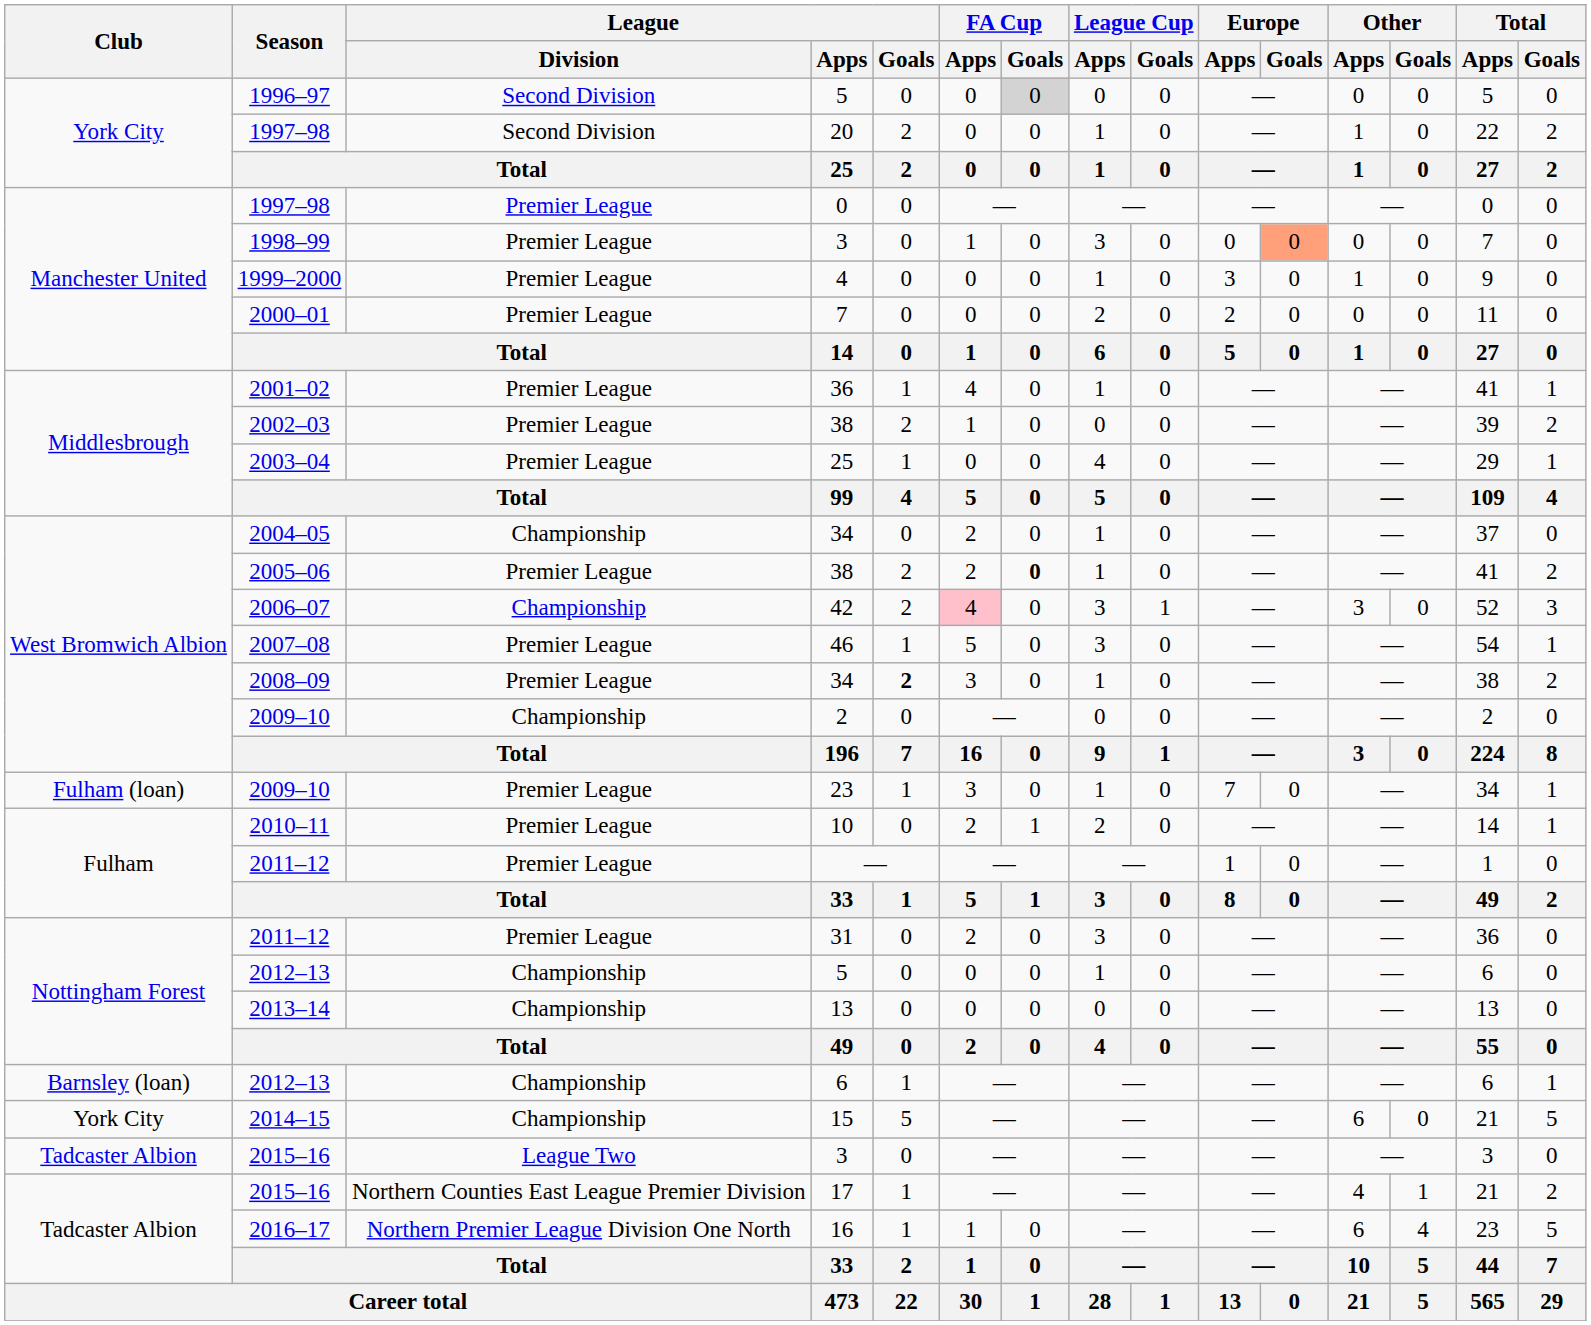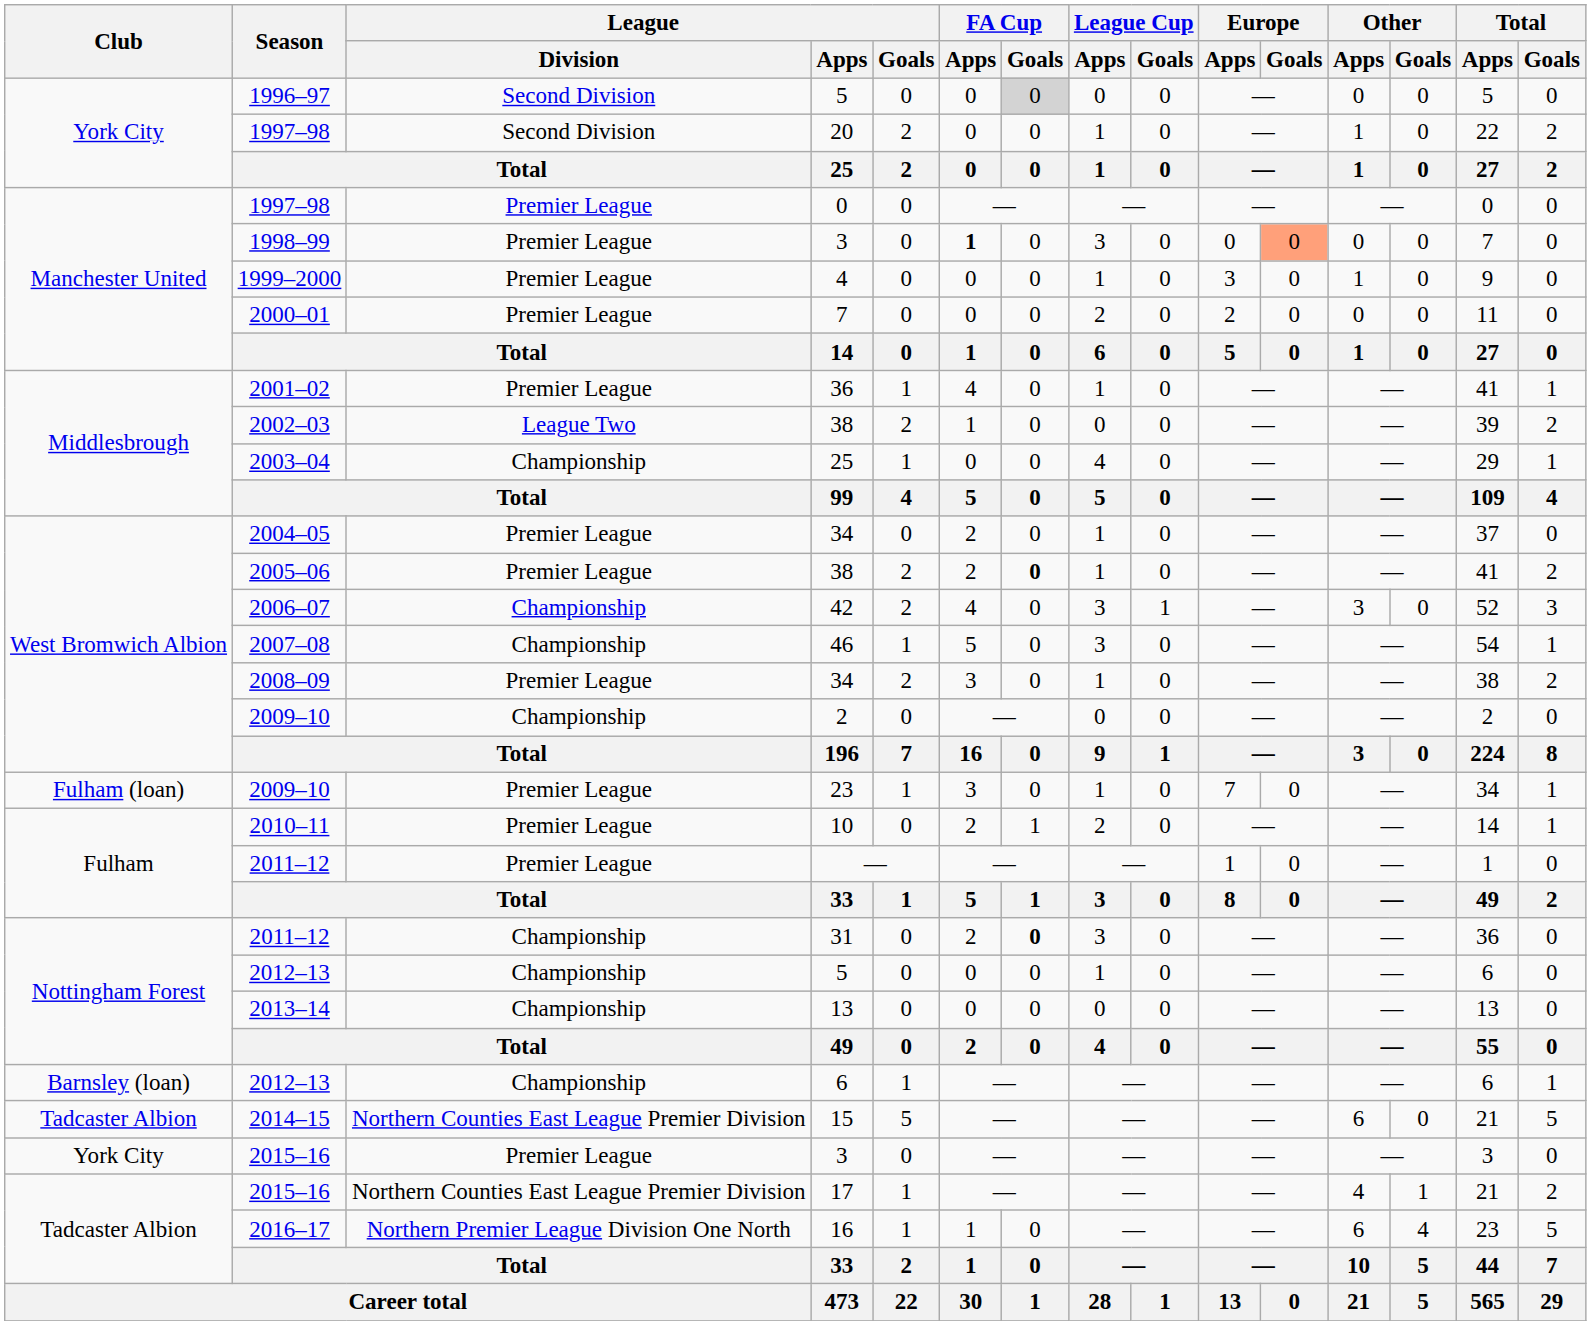(971, 242) normal -> (971, 242) bold
(579, 424) Premier League -> (579, 424) League Two
(579, 461) Premier League -> (579, 461) Championship
(579, 534) Championship -> (579, 534) Premier League
(971, 607) pink background -> (971, 607) no background
(579, 643) Premier League -> (579, 643) Championship
(906, 680) bold -> (906, 680) normal
(579, 936) Premier League -> (579, 936) Championship
(1035, 936) normal -> (1035, 936) bold
(119, 1118) York City -> (119, 1118) Tadcaster Albion
(579, 1118) Championship -> (579, 1118) Northern Counties East League Premier Division
(119, 1155) Tadcaster Albion -> (119, 1155) York City
(579, 1155) League Two -> (579, 1155) Premier League
